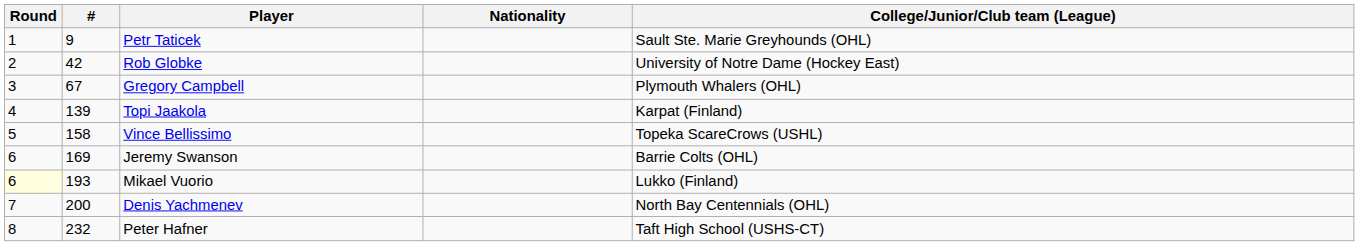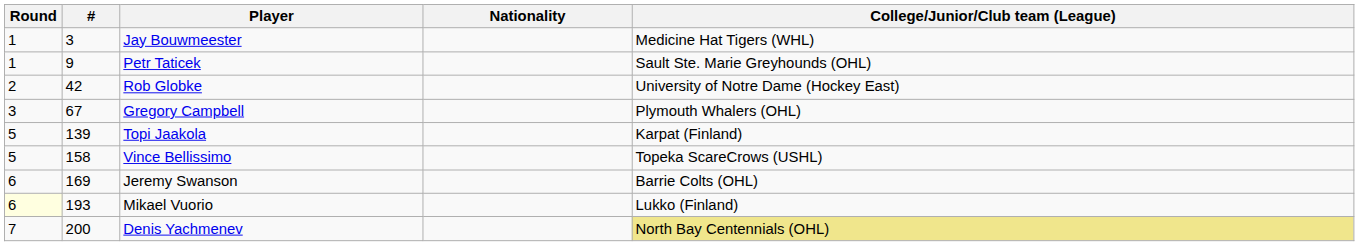+ row: (182, 39)
(12, 110) 4 -> (12, 134) 5
(732, 205) no background -> (732, 228) khaki background
- row: (166, 228)
